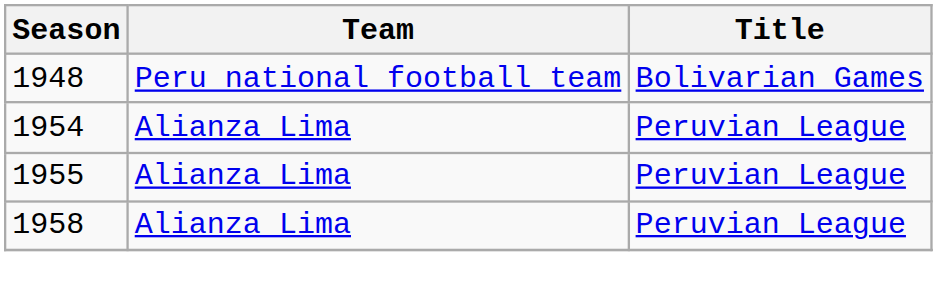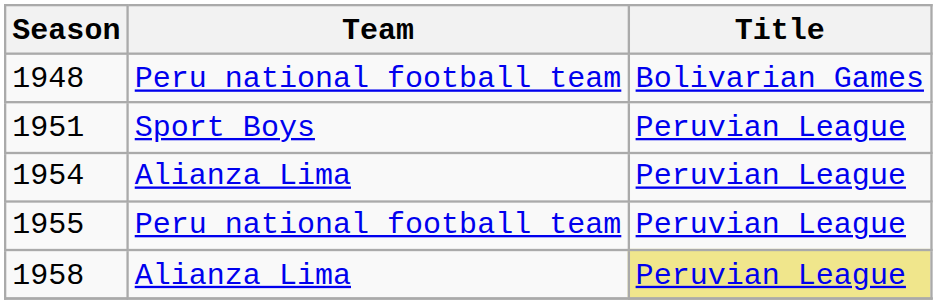+ row: (48, 128)
(243, 176) Alianza Lima -> (378, 225) Peru national football team
(771, 225) no background -> (771, 274) khaki background
